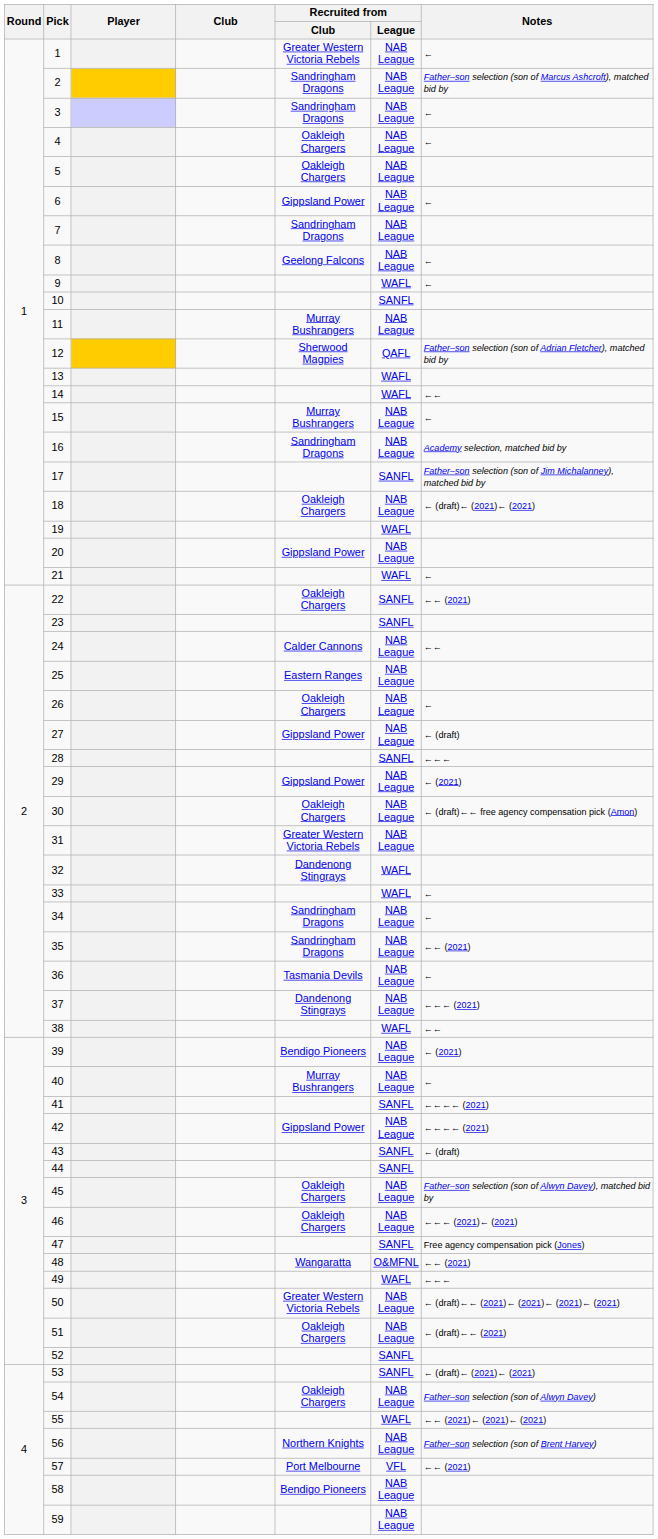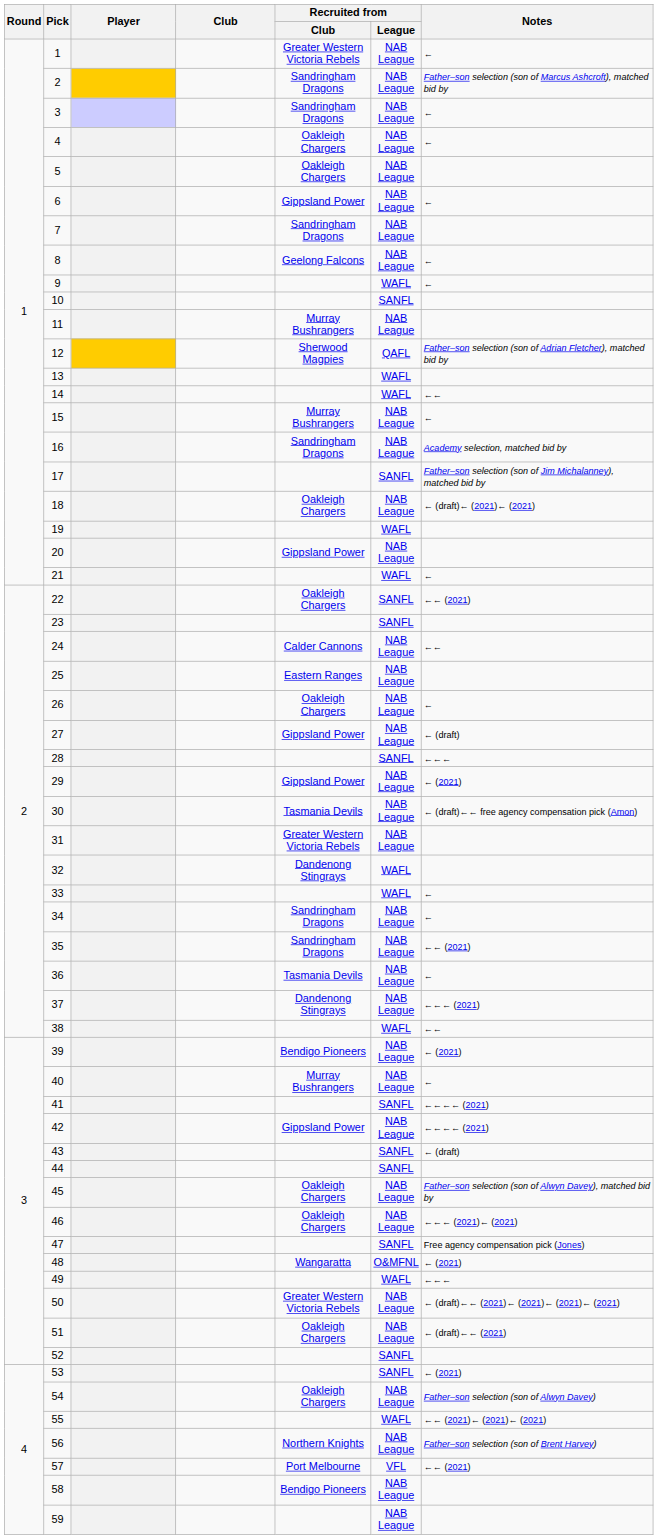(323, 811) Oakleigh Chargers -> (323, 811) Tasmania Devils
(447, 1263) ←← (2021) -> (443, 1263) ← (2021)
(479, 1373) ← (draft)← (2021)← (2021) -> (443, 1373) ← (2021)
